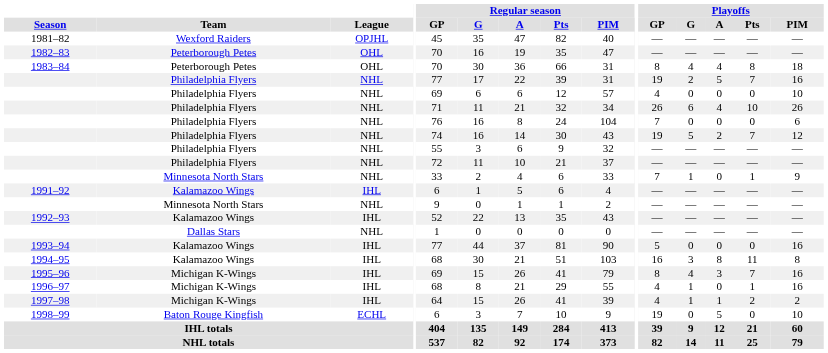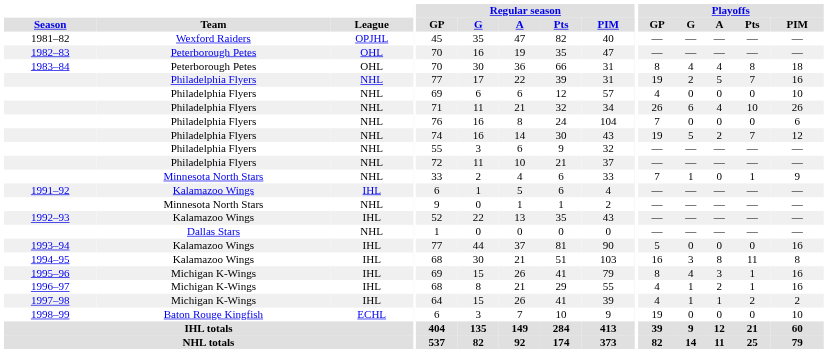(752, 273) 7 -> (752, 273) 1
(719, 287) 0 -> (719, 287) 2
(719, 314) 5 -> (719, 314) 0
